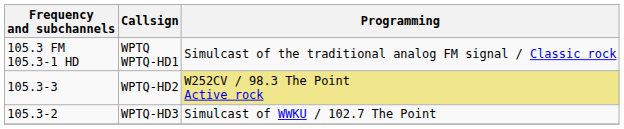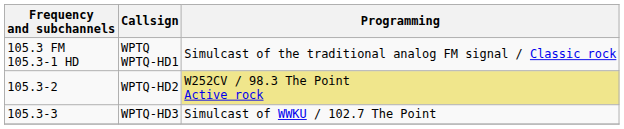(33, 88) 105.3-3 -> (33, 88) 105.3-2
(33, 114) 105.3-2 -> (33, 114) 105.3-3
